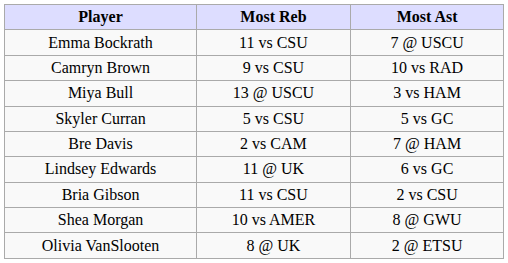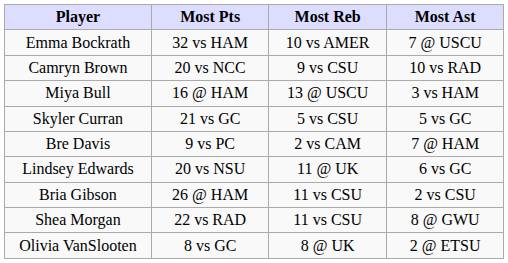+ column: (210, 17)
(273, 42) 11 vs CSU -> (328, 42) 10 vs AMER
(273, 220) 10 vs AMER -> (328, 220) 11 vs CSU
